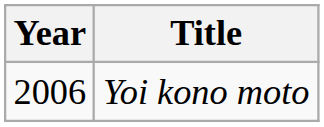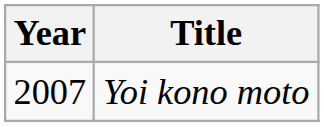(50, 90) 2006 -> (50, 90) 2007
